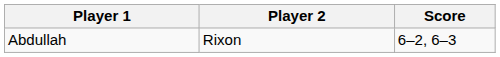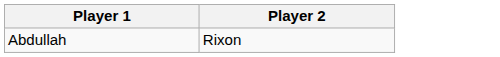- column: (445, 16)
